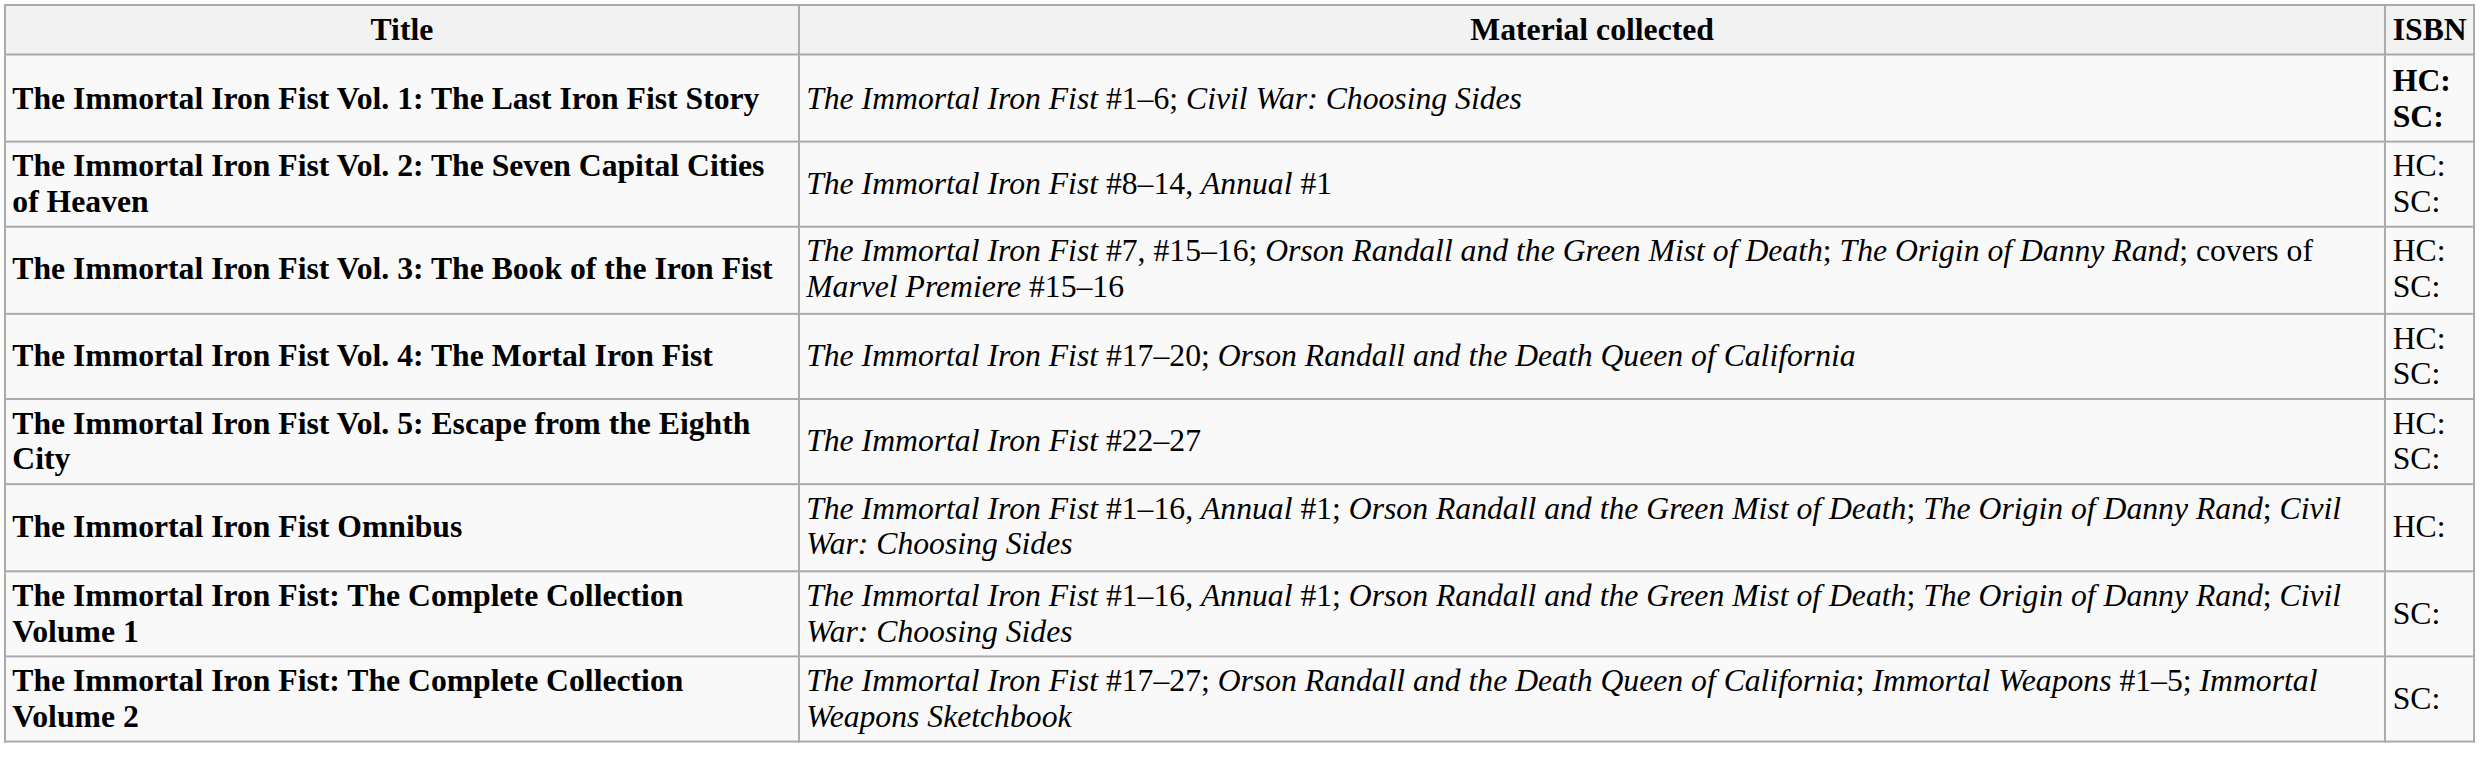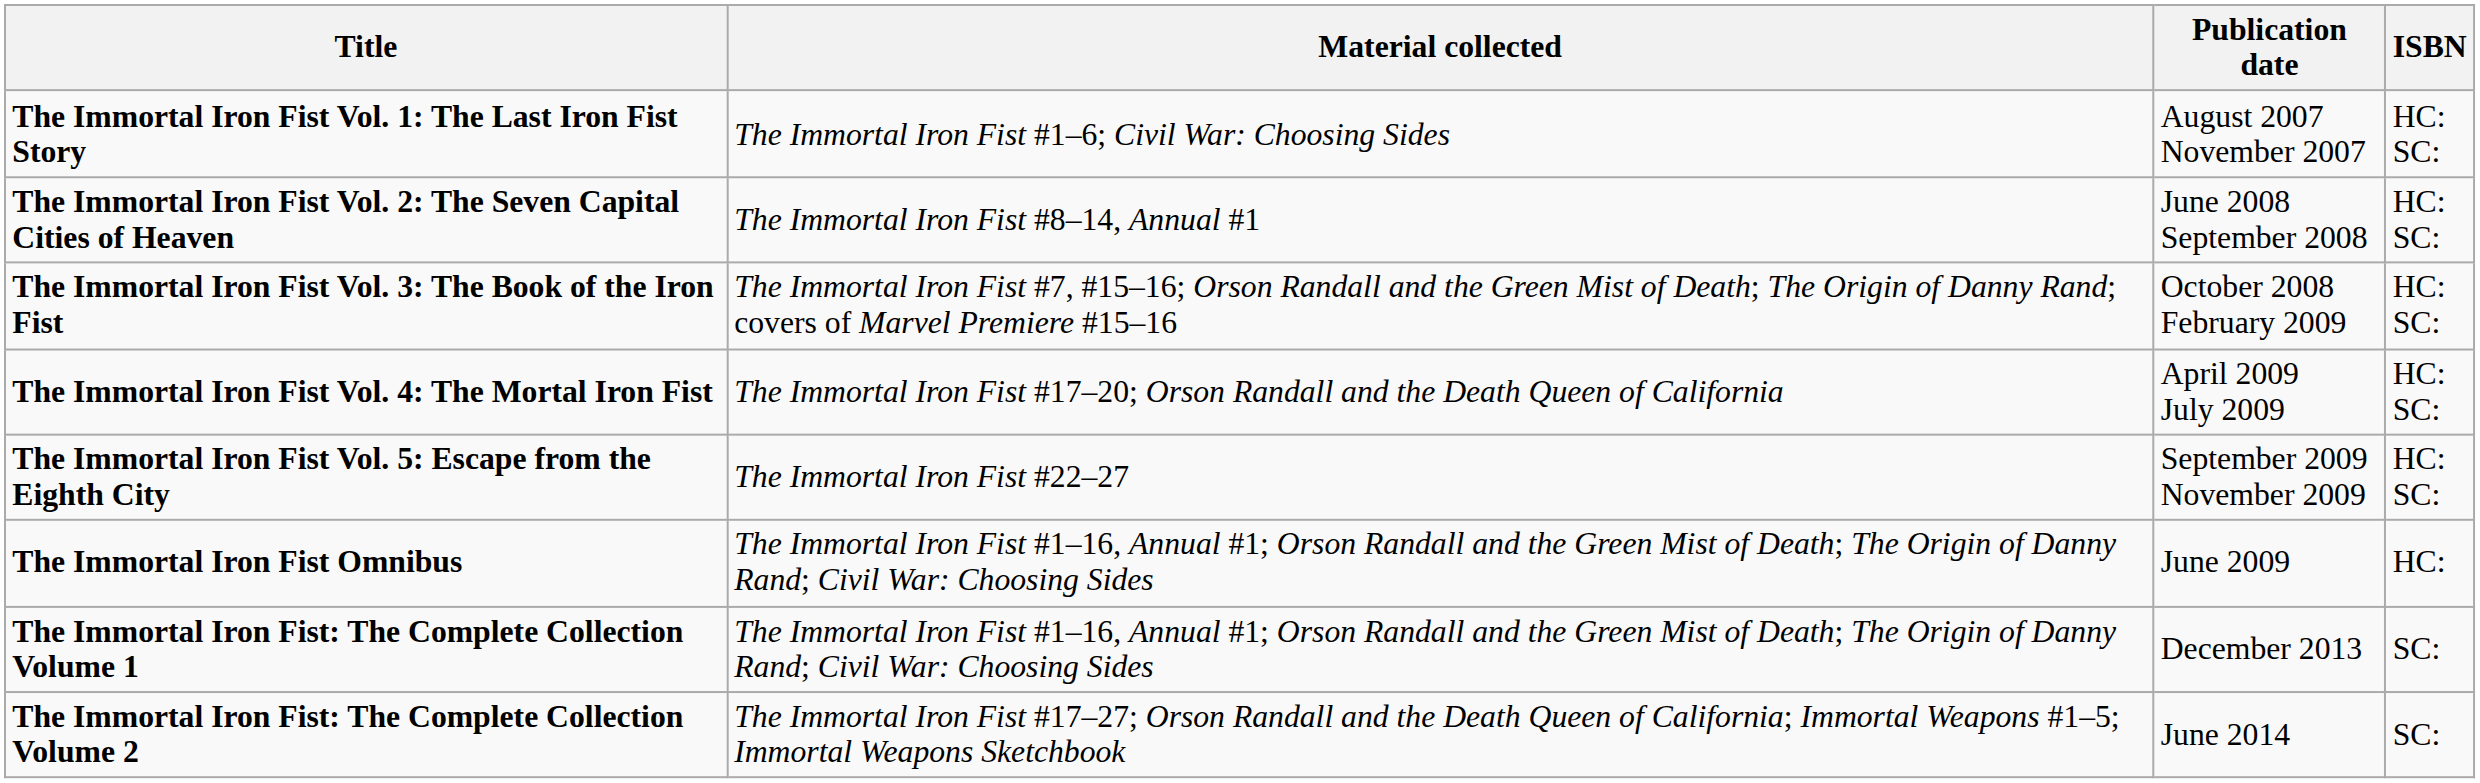+ column: (2269, 47)
(2422, 97) bold -> (2419, 133) normal
